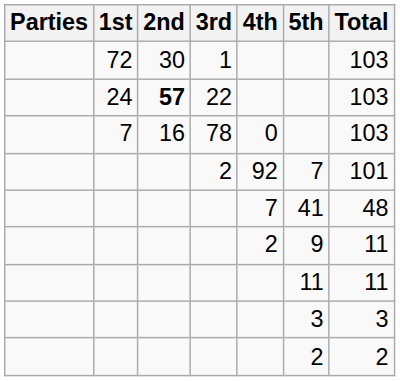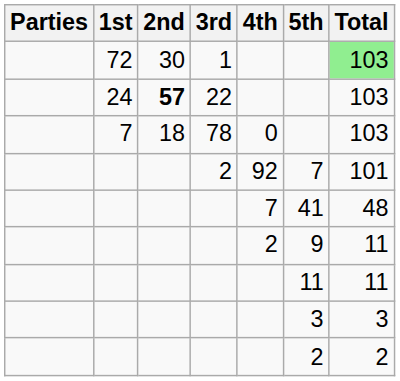(369, 60) no background -> (369, 60) lightgreen background
(172, 134) 16 -> (172, 134) 18
